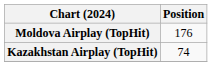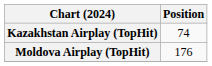rows swapped: (82, 52) <-> (82, 33)
